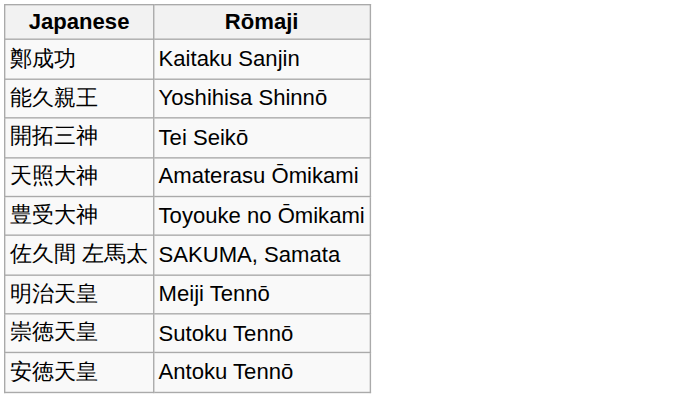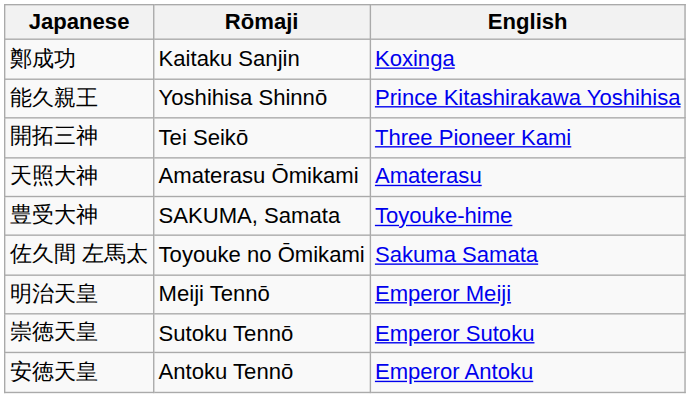+ column: (528, 22)
(262, 215) Toyouke no Ōmikami -> (249, 215) SAKUMA, Samata
(249, 254) SAKUMA, Samata -> (262, 254) Toyouke no Ōmikami
